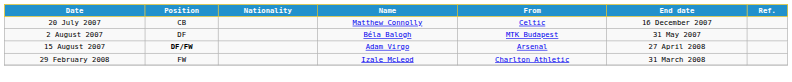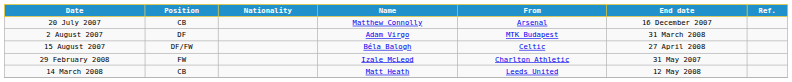(532, 22) Celtic -> (532, 22) Arsenal
(387, 34) Béla Balogh -> (387, 34) Adam Virgo
(677, 34) 31 May 2007 -> (677, 34) 31 March 2008
(182, 47) bold -> (182, 47) normal
(387, 47) Adam Virgo -> (387, 47) Béla Balogh
(532, 47) Arsenal -> (532, 47) Celtic
(677, 59) 31 March 2008 -> (677, 59) 31 May 2007
+ row: (75, 71)
